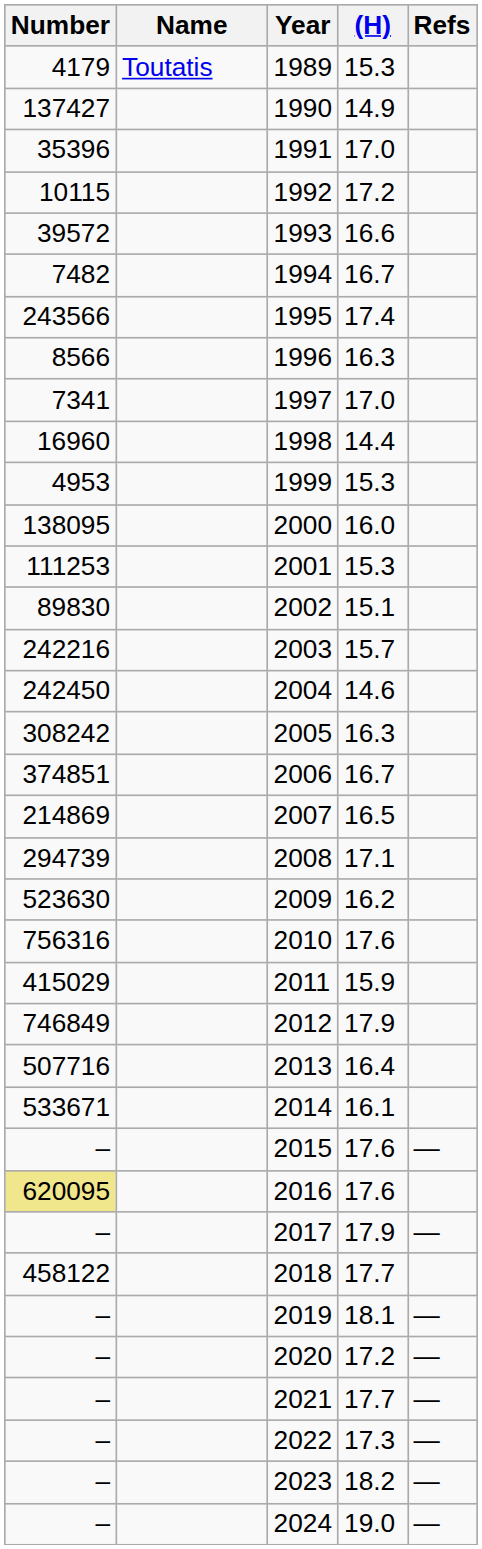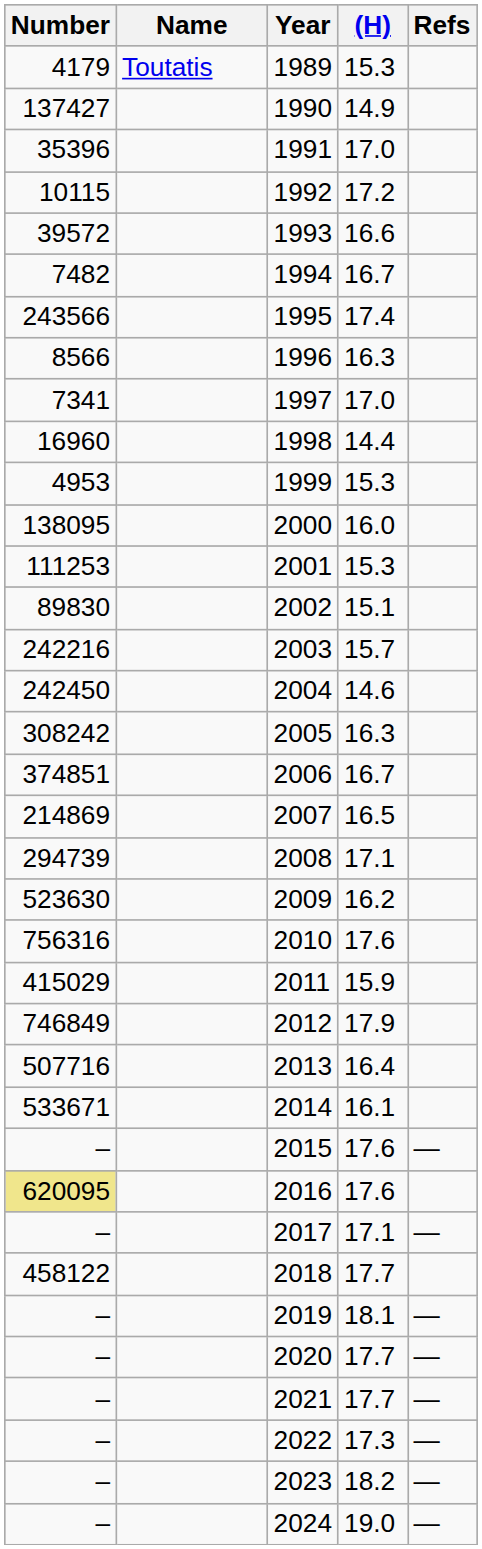(370, 1232) 17.9 -> (370, 1232) 17.1
(370, 1356) 17.2 -> (370, 1356) 17.7
